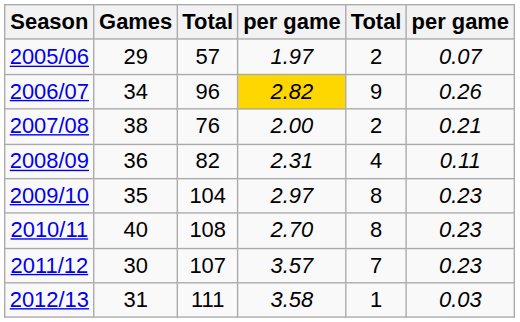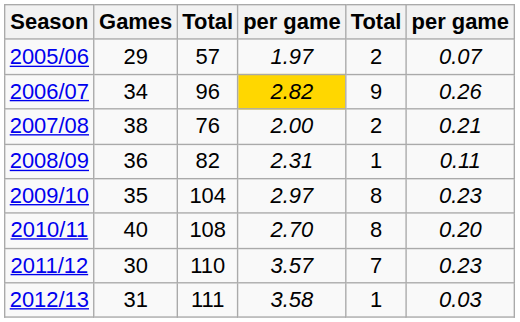(376, 160) 4 -> (376, 160) 1
(460, 230) 0.23 -> (460, 230) 0.20
(208, 265) 107 -> (208, 265) 110
